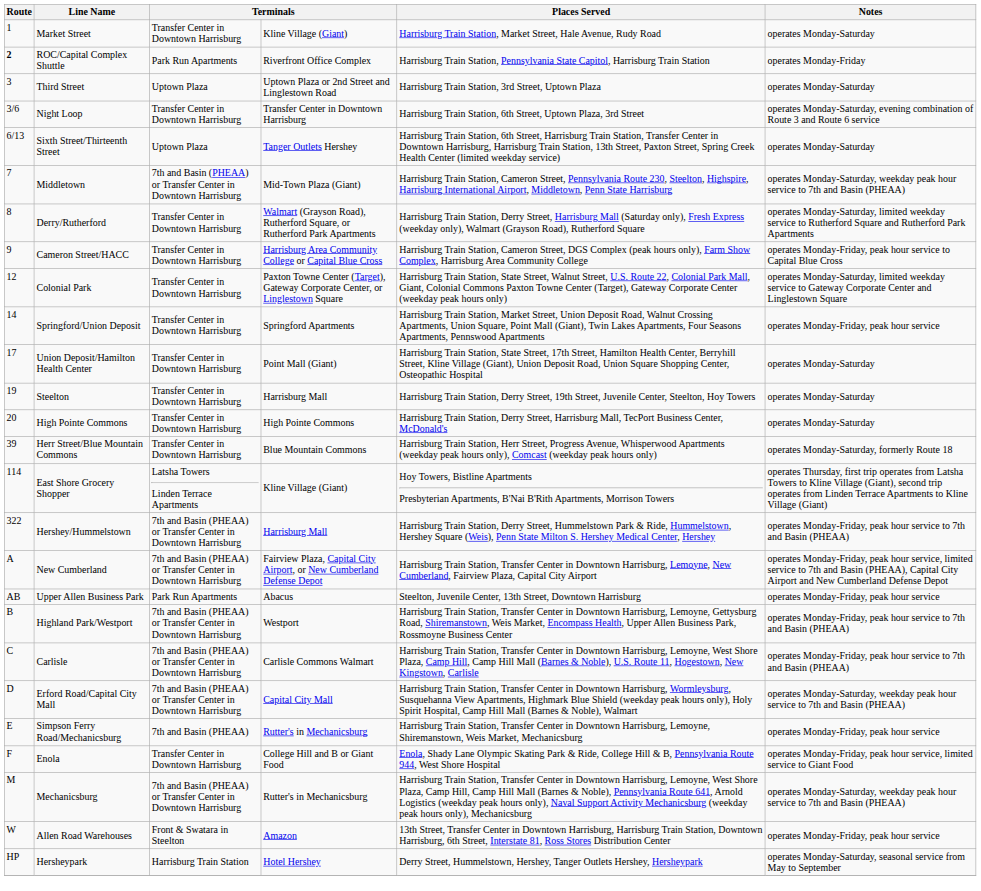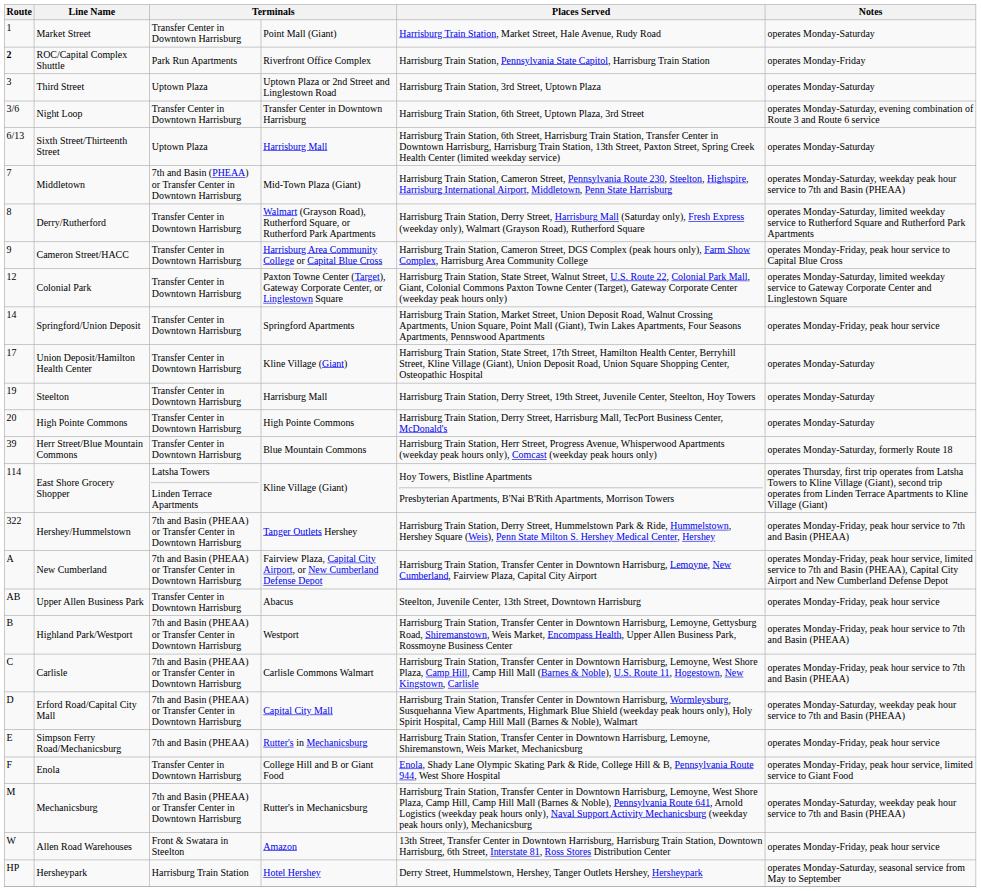(305, 33) Kline Village (Giant) -> (300, 33) Point Mall (Giant)
(310, 146) Tanger Outlets Hershey -> (295, 146) Harrisburg Mall
(300, 363) Point Mall (Giant) -> (305, 363) Kline Village (Giant)
(295, 531) Harrisburg Mall -> (310, 531) Tanger Outlets Hershey
(195, 596) Park Run Apartments -> (196, 602) Transfer Center in Downtown Harrisburg
